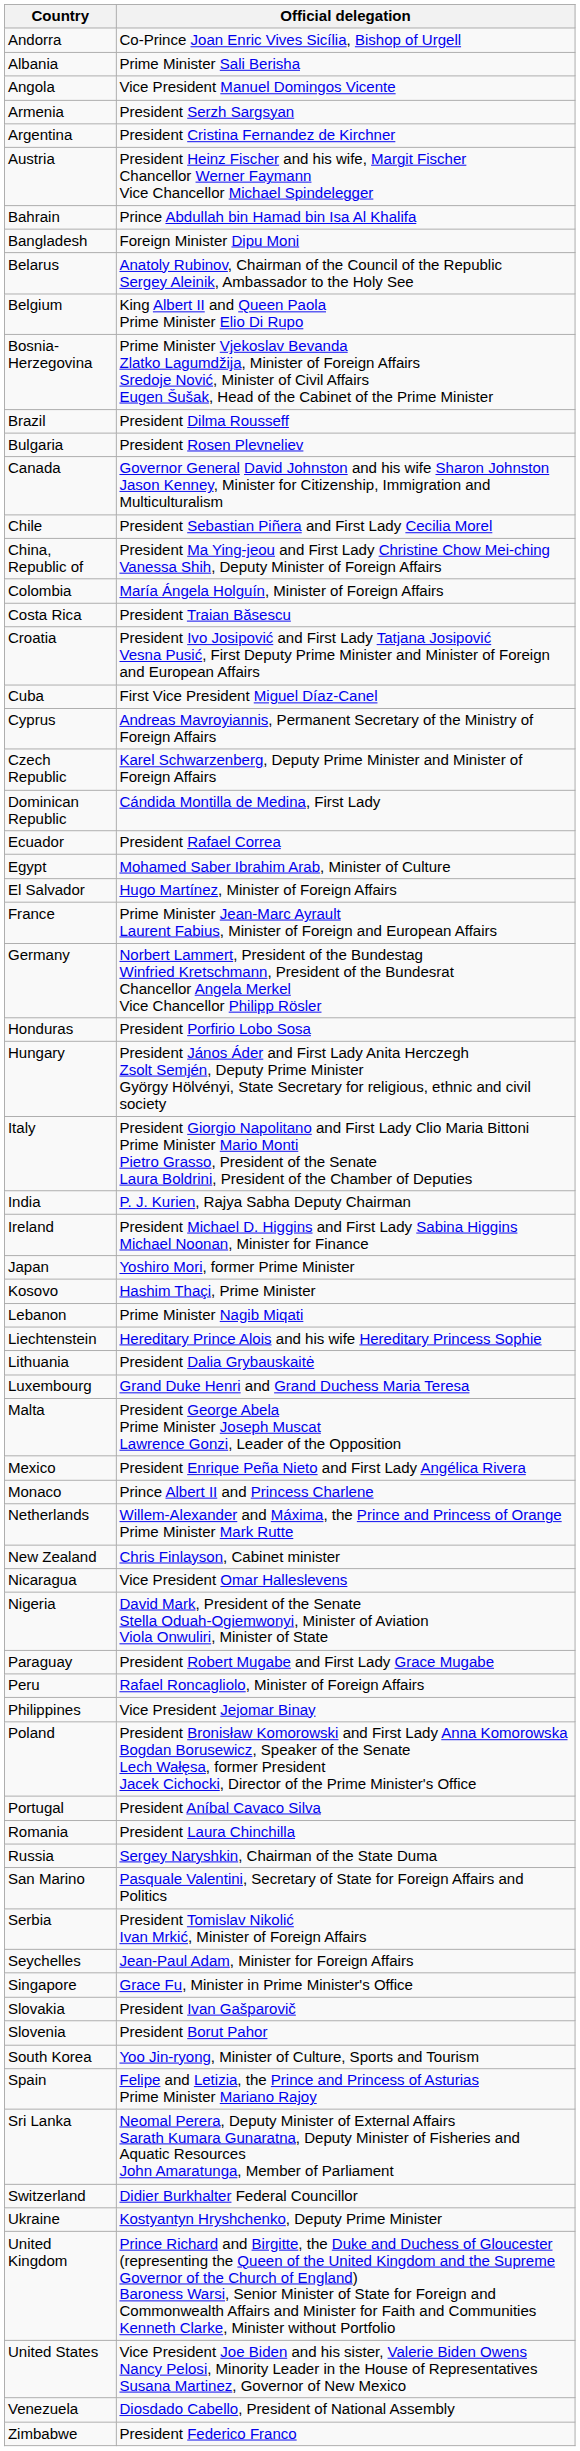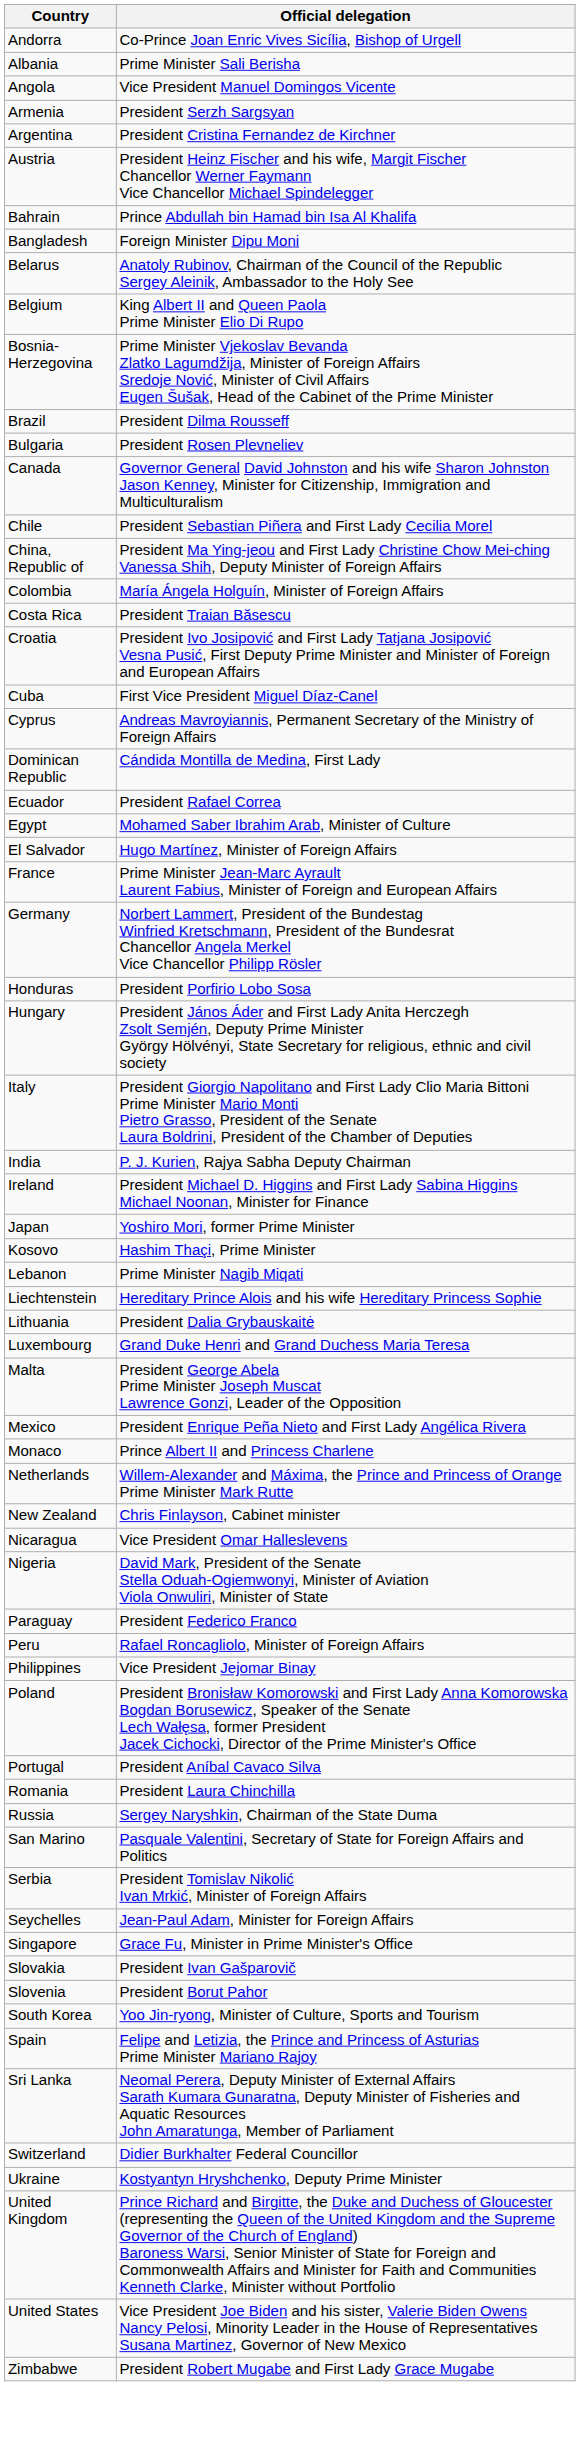- row: (37, 769)
(307, 1662) President Robert Mugabe and First Lady Grace Mugabe -> (208, 1621) President Federico Franco
- row: (43, 2409)
(208, 2433) President Federico Franco -> (307, 2369) President Robert Mugabe and First Lady Grace Mugabe
